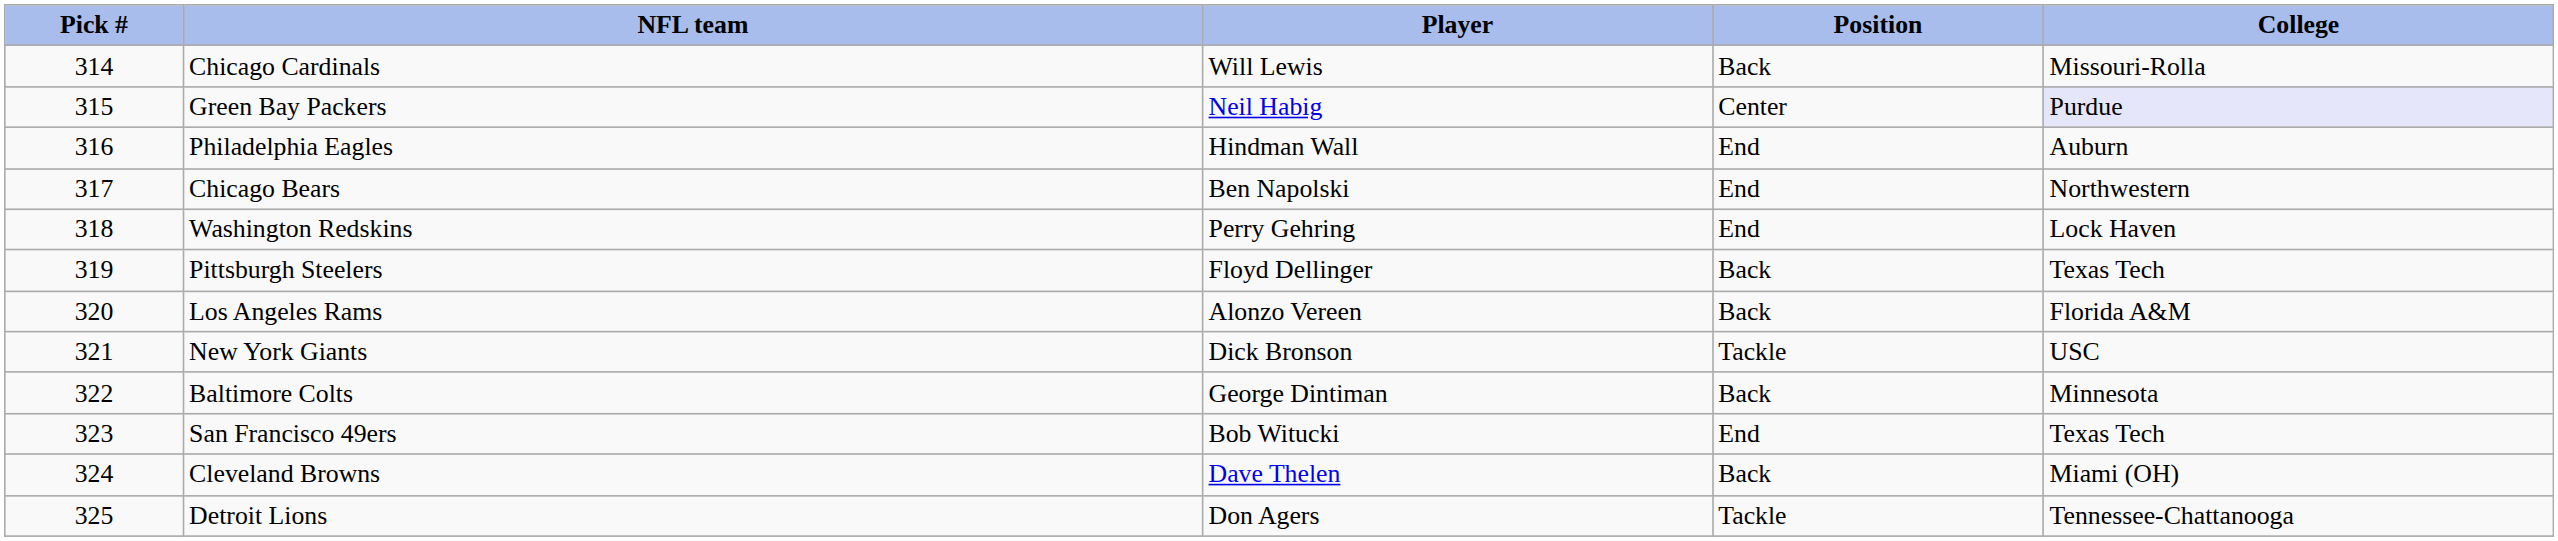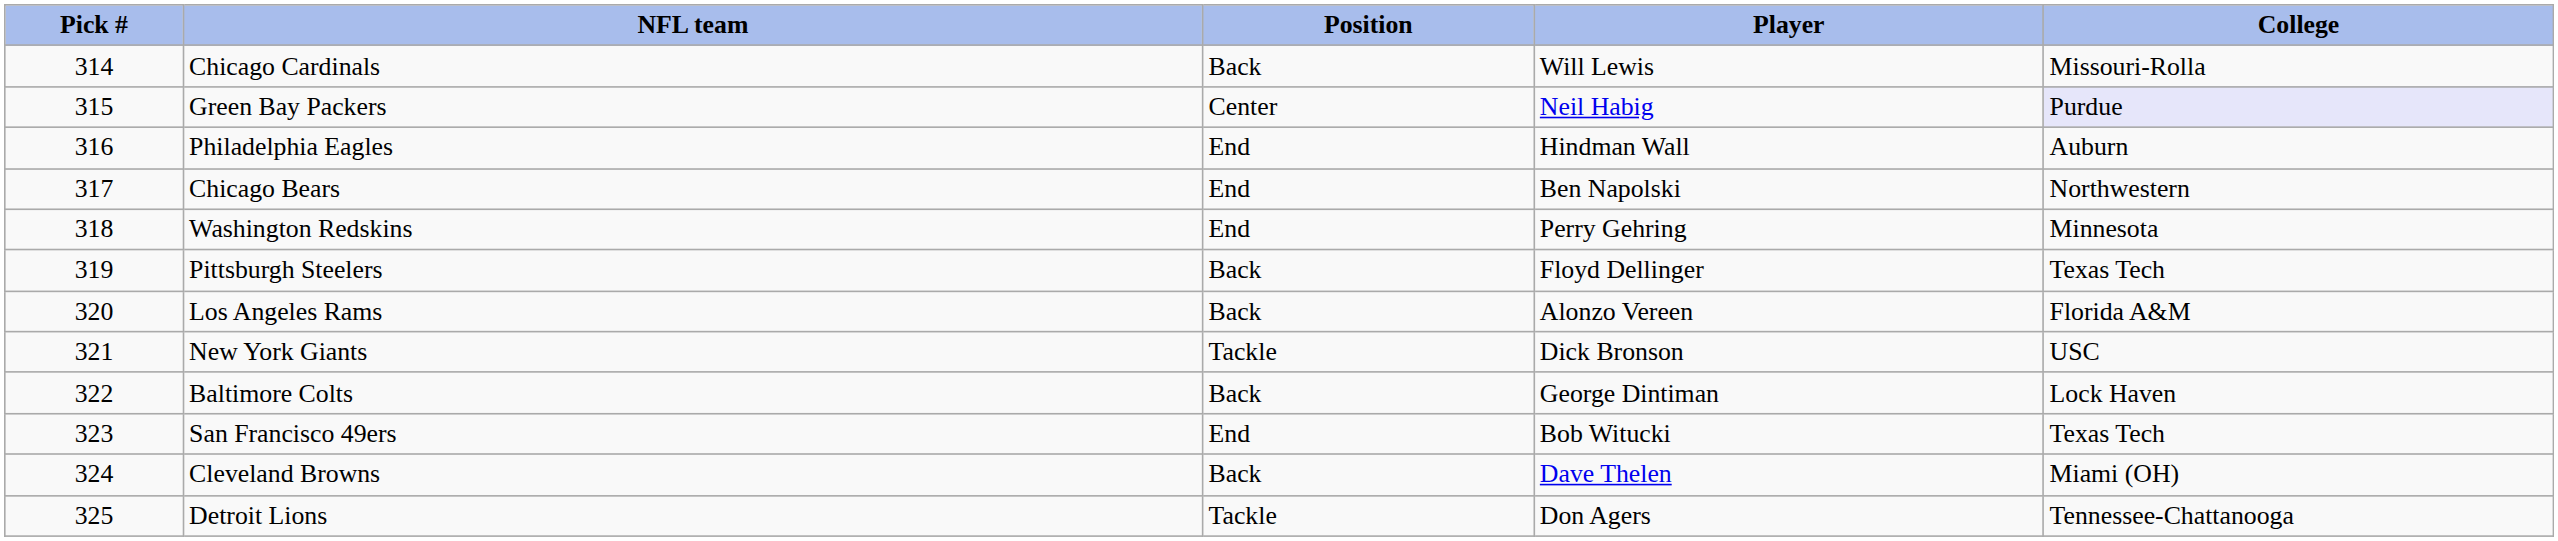columns swapped: (1457, 24) <-> (1878, 24)
(2113, 229) Lock Haven -> (2104, 229) Minnesota
(2104, 392) Minnesota -> (2113, 392) Lock Haven
